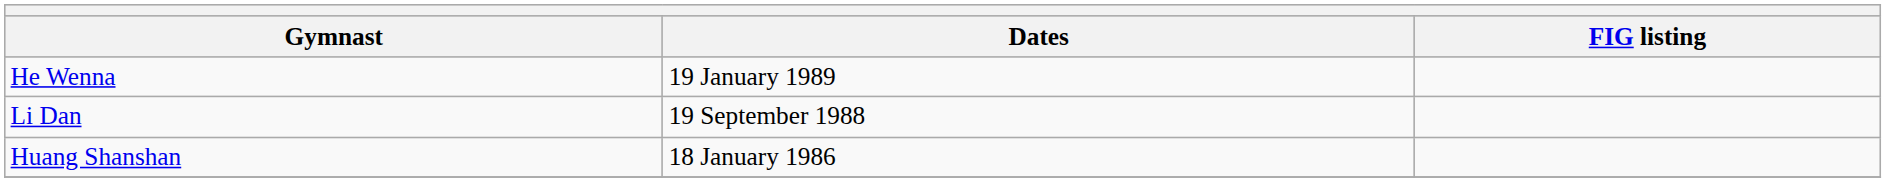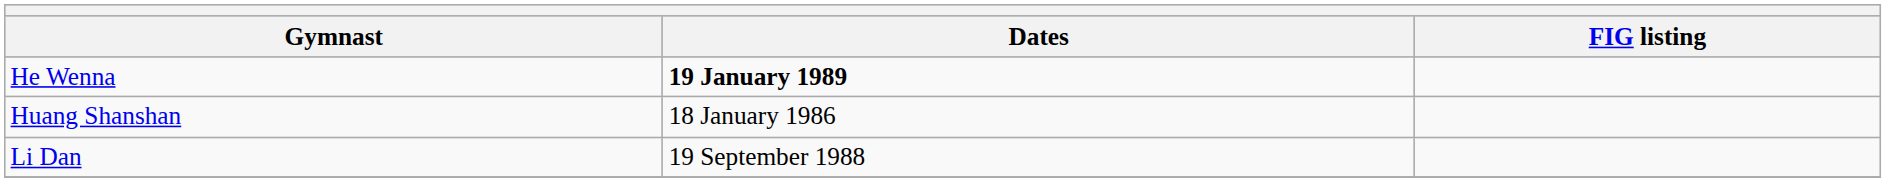(752, 76) normal -> (758, 76) bold
rows swapped: (96, 156) <-> (46, 116)
